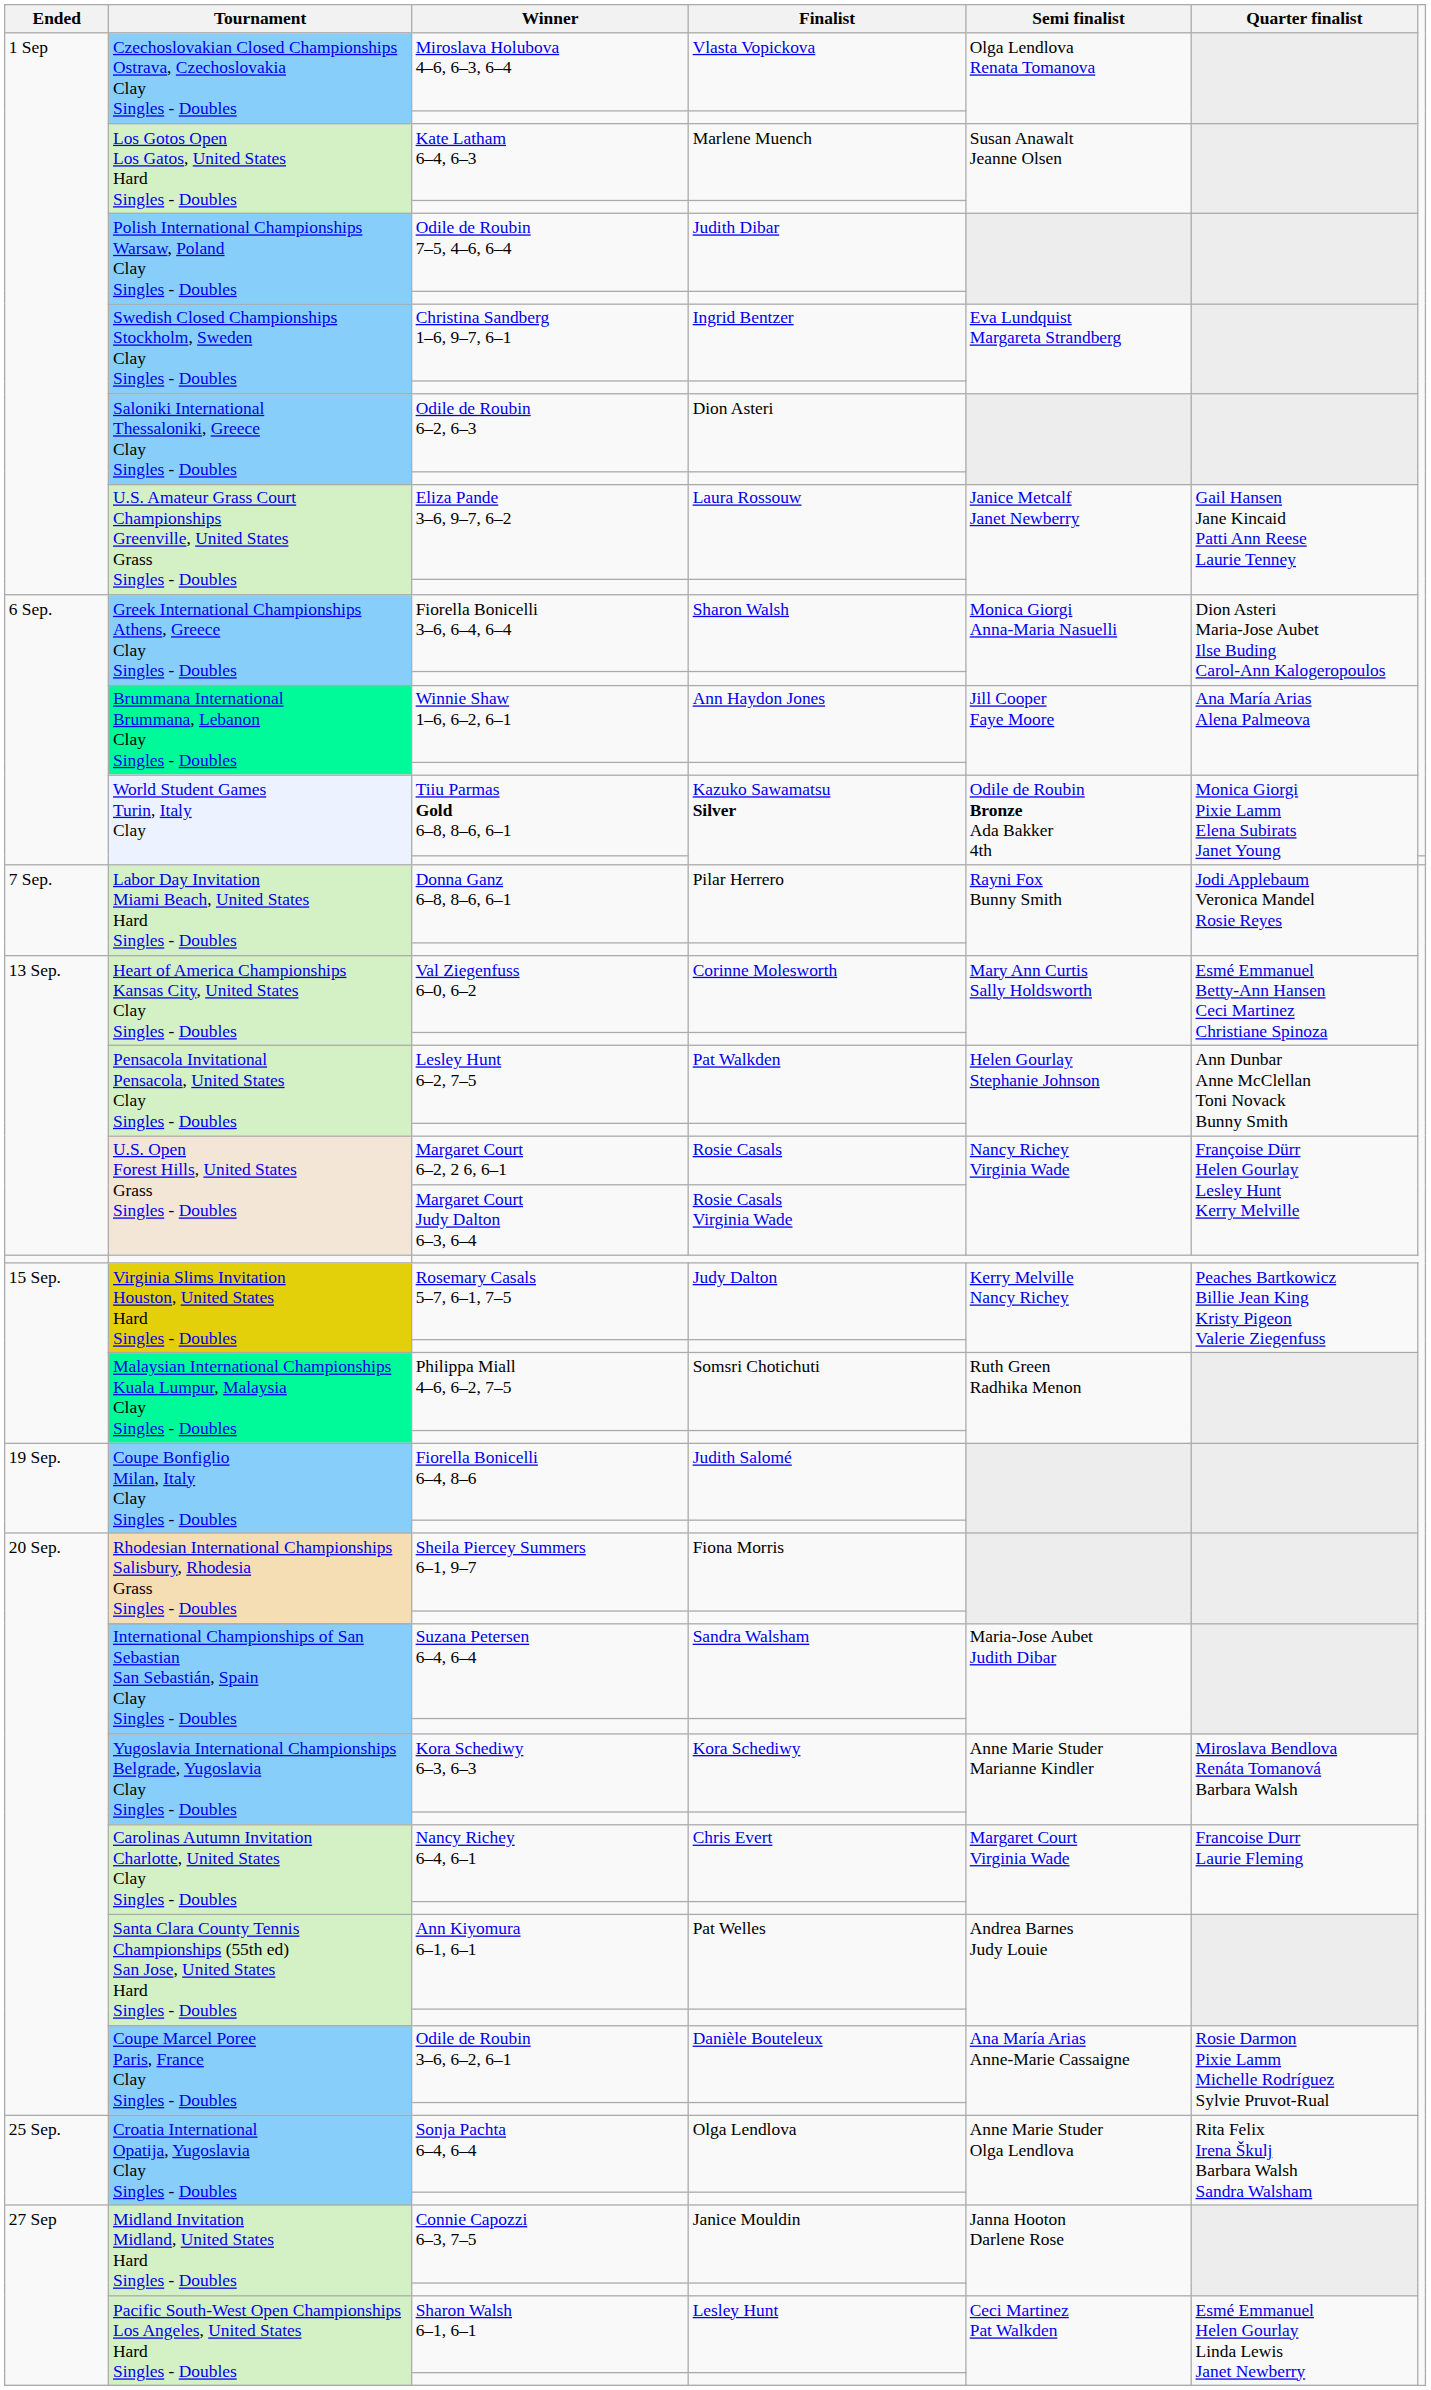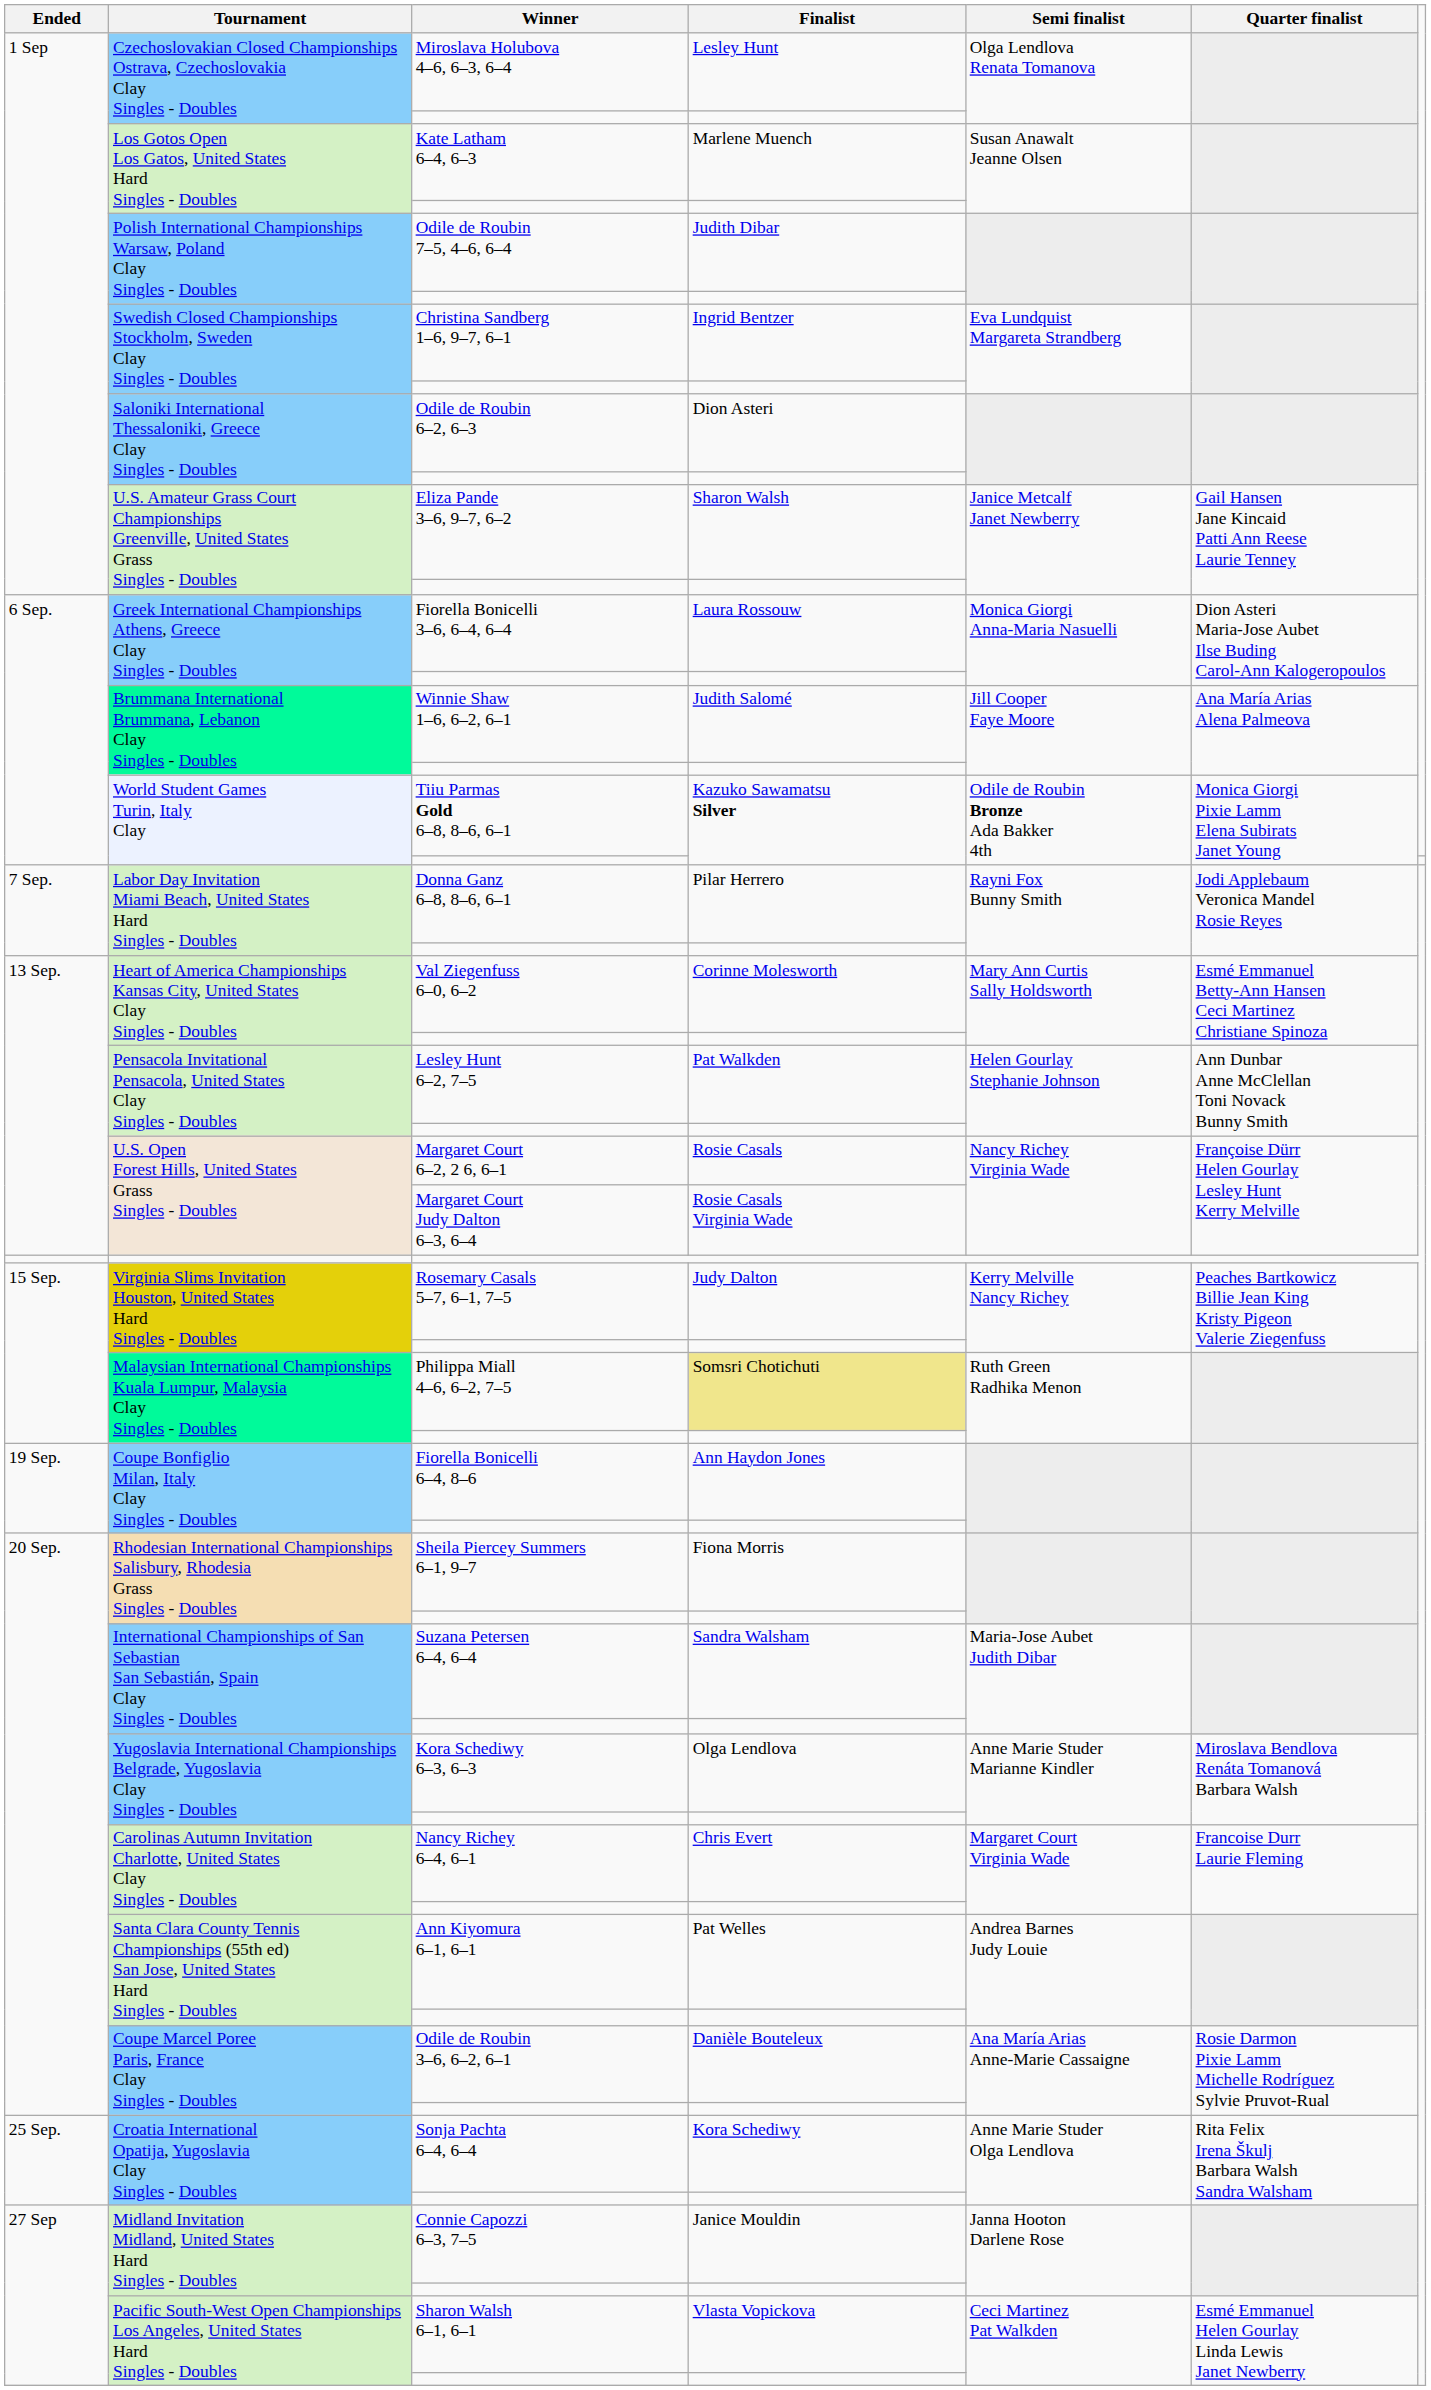(754, 47) Vlasta Vopickova -> (735, 47) Lesley Hunt
(747, 497) Laura Rossouw -> (741, 497) Sharon Walsh
(741, 608) Sharon Walsh -> (747, 608) Laura Rossouw
(759, 698) Ann Haydon Jones -> (742, 698) Judith Salomé
(756, 1366) no background -> (756, 1366) khaki background
(742, 1457) Judith Salomé -> (759, 1457) Ann Haydon Jones
(747, 1747) Kora Schediwy -> (745, 1747) Olga Lendlova
(745, 2129) Olga Lendlova -> (747, 2129) Kora Schediwy
(735, 2309) Lesley Hunt -> (754, 2309) Vlasta Vopickova
